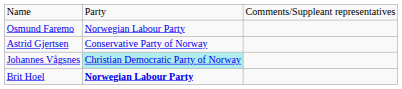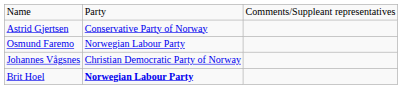rows swapped: (40, 28) <-> (38, 44)
(163, 60) paleturquoise background -> (163, 60) no background
